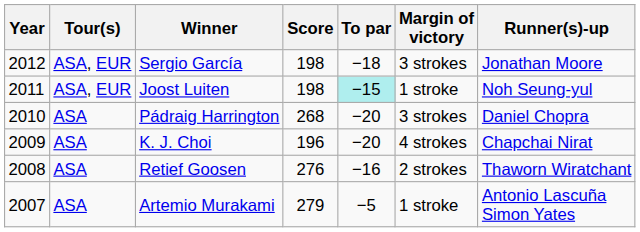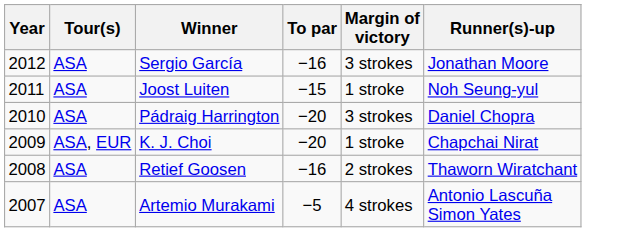- column: (310, 27)
(92, 63) ASA, EUR -> (70, 63) ASA
(366, 63) −18 -> (312, 63) −16
(92, 90) ASA, EUR -> (70, 90) ASA
(366, 90) paleturquoise background -> (312, 90) no background
(70, 143) ASA -> (92, 143) ASA, EUR
(433, 143) 4 strokes -> (374, 143) 1 stroke
(429, 205) 1 stroke -> (379, 205) 4 strokes
